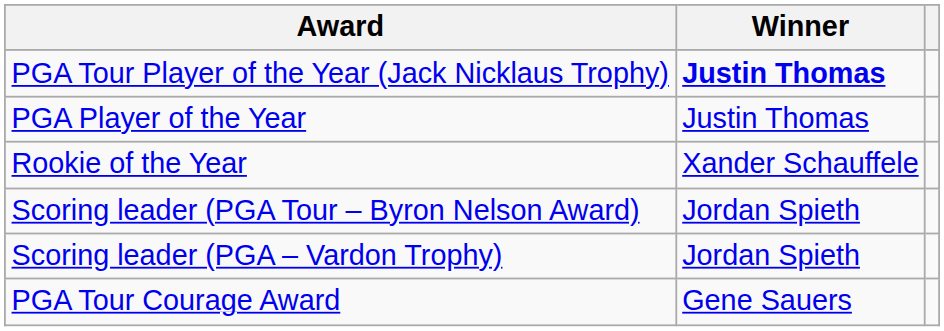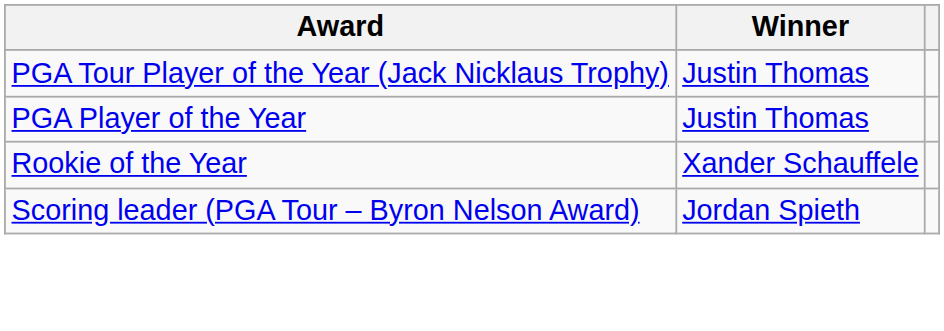(784, 73) bold -> (776, 73) normal
- row: (257, 255)
- row: (176, 301)
